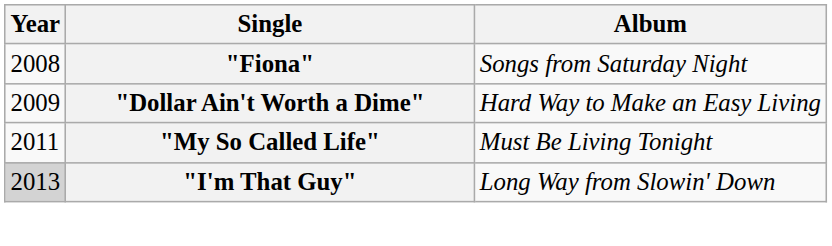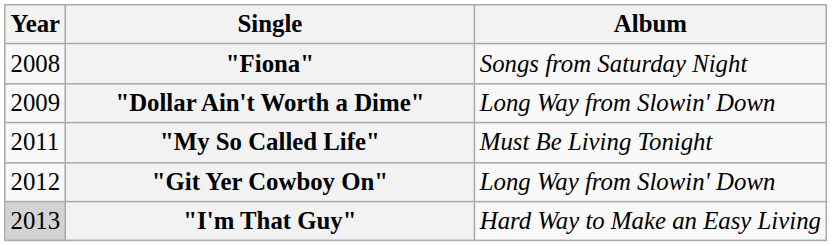(650, 102) Hard Way to Make an Easy Living -> (628, 102) Long Way from Slowin' Down
+ row: (270, 181)
(628, 181) Long Way from Slowin' Down -> (650, 220) Hard Way to Make an Easy Living
